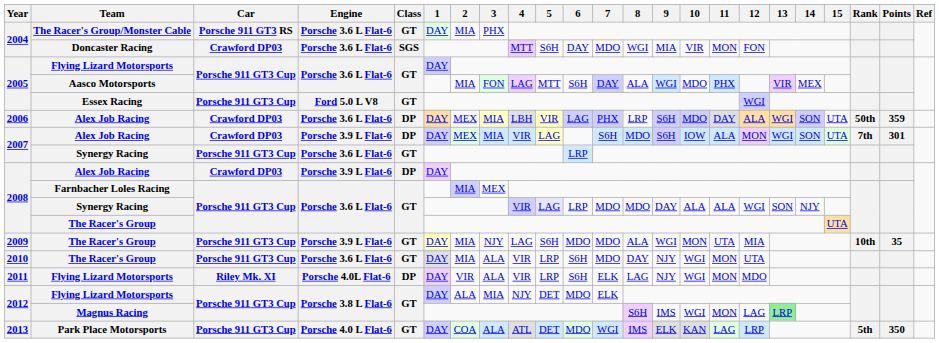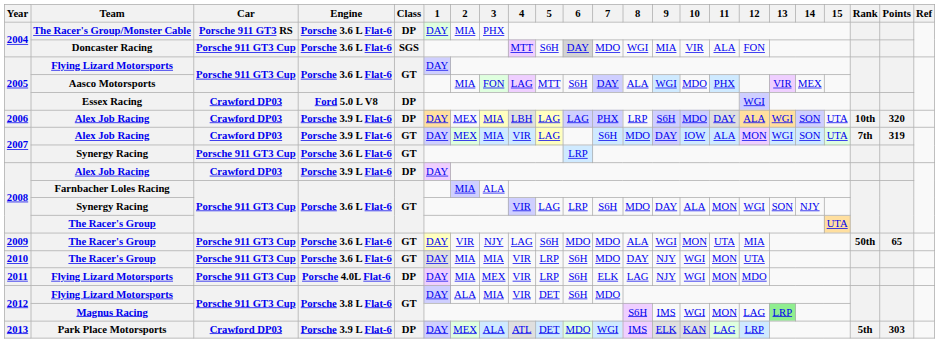(409, 31) GT -> (409, 31) DP
(246, 48) Crawford DP03 -> (246, 48) Porsche 911 GT3 Cup
(578, 48) no background -> (578, 48) lightgrey background
(724, 48) MON -> (724, 48) ALA
(246, 101) Porsche 911 GT3 Cup -> (246, 101) Crawford DP03
(409, 101) GT -> (409, 101) DP
(346, 119) Porsche 3.6 L Flat-6 -> (346, 119) Porsche 3.9 L Flat-6
(549, 119) VIR -> (549, 119) LAG
(865, 119) 50th -> (865, 119) 10th
(897, 119) 359 -> (897, 119) 320
(409, 136) DP -> (409, 136) GT
(666, 136) S6H -> (666, 136) DAY
(897, 136) 301 -> (897, 136) 319
(494, 189) MEX -> (494, 189) ALA
(549, 207) lavender background -> (549, 207) no background
(608, 207) MDO -> (608, 207) S6H
(724, 207) ALA -> (724, 207) MON
(346, 242) Porsche 3.9 L Flat-6 -> (346, 242) Porsche 3.6 L Flat-6
(465, 242) MIA -> (465, 242) VIR
(865, 242) 10th -> (865, 242) 50th
(897, 242) 35 -> (897, 242) 65
(494, 259) ALA -> (494, 259) MIA
(246, 277) Riley Mk. XI -> (246, 277) Porsche 911 GT3 Cup
(465, 277) VIR -> (465, 277) MIA
(494, 277) ALA -> (494, 277) MEX
(522, 294) NJY -> (522, 294) VIR
(578, 294) MDO -> (578, 294) S6H
(608, 294) ELK -> (608, 294) MDO
(246, 330) Porsche 911 GT3 Cup -> (246, 330) Crawford DP03
(346, 330) Porsche 4.0 L Flat-6 -> (346, 330) Porsche 3.9 L Flat-6
(409, 330) GT -> (409, 330) DP
(465, 330) COA -> (465, 330) MEX
(897, 330) 350 -> (897, 330) 303
